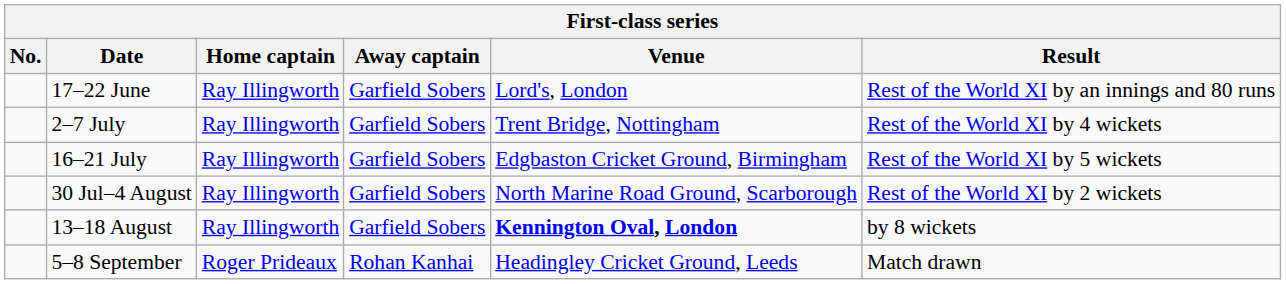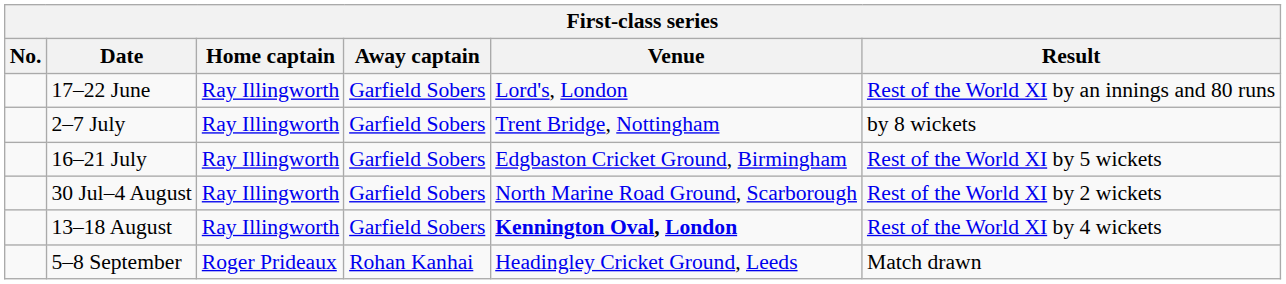(1014, 124) Rest of the World XI by 4 wickets -> (922, 124) by 8 wickets
(922, 227) by 8 wickets -> (1014, 227) Rest of the World XI by 4 wickets
